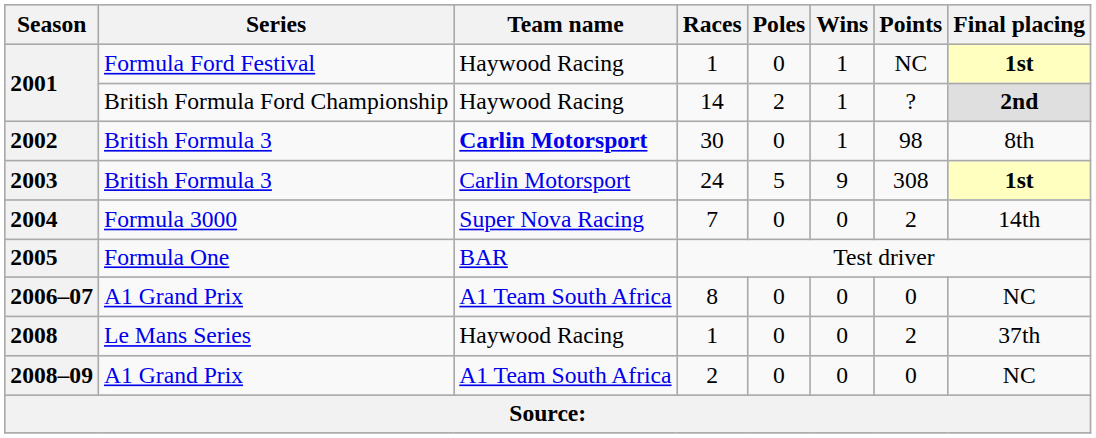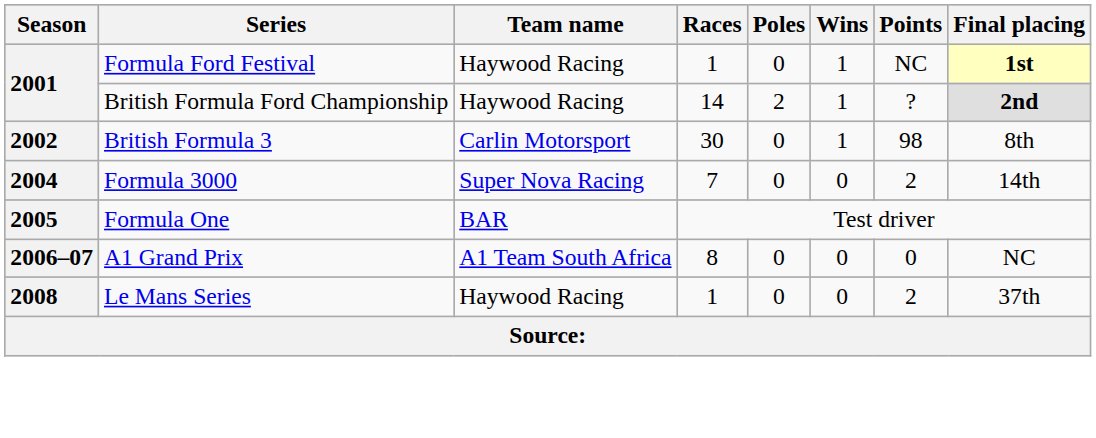(553, 141) bold -> (545, 141) normal
- row: (34, 180)
- row: (52, 374)
